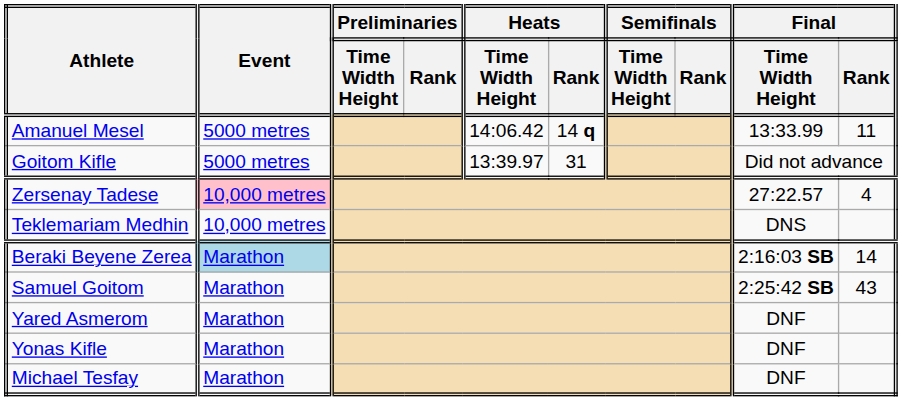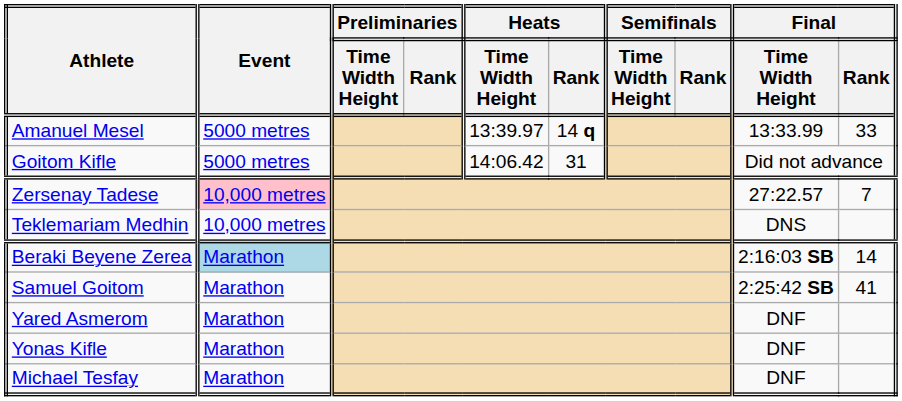(506, 131) 14:06.42 -> (506, 131) 13:39.97
(866, 131) 11 -> (866, 131) 33
(506, 161) 13:39.97 -> (506, 161) 14:06.42
(866, 194) 4 -> (866, 194) 7
(866, 288) 43 -> (866, 288) 41
